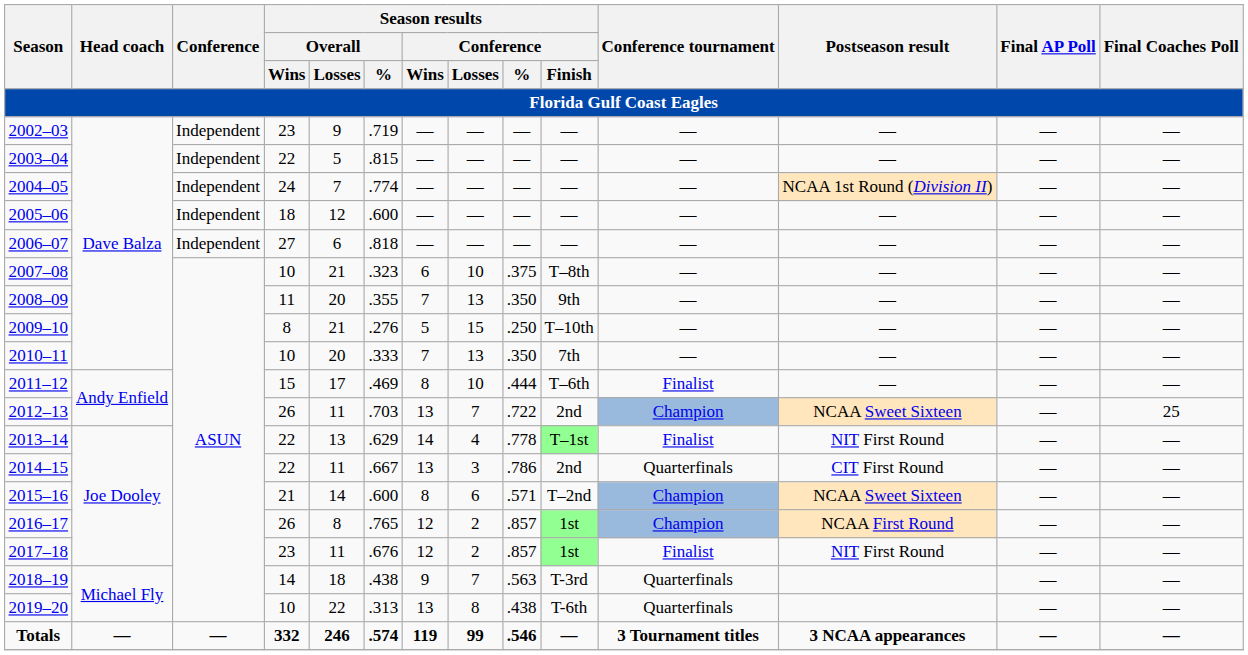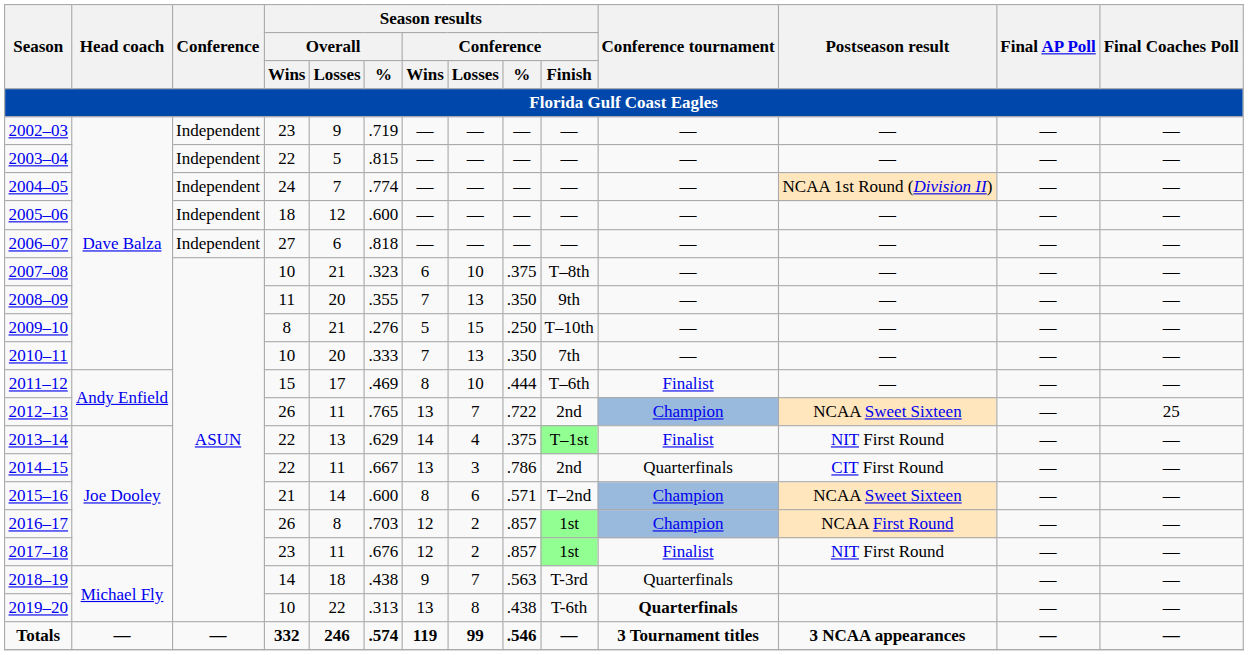(383, 411) .703 -> (383, 411) .765
(522, 439) .778 -> (522, 439) .375
(383, 523) .765 -> (383, 523) .703
(688, 608) normal -> (688, 608) bold
